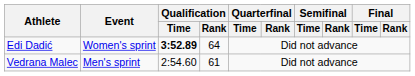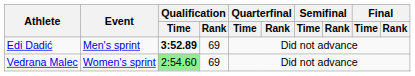(119, 46) Women's sprint -> (111, 46) Men's sprint
(214, 46) 64 -> (214, 46) 69
(111, 63) Men's sprint -> (119, 63) Women's sprint
(179, 63) no background -> (179, 63) lightgreen background
(214, 63) 61 -> (214, 63) 69
